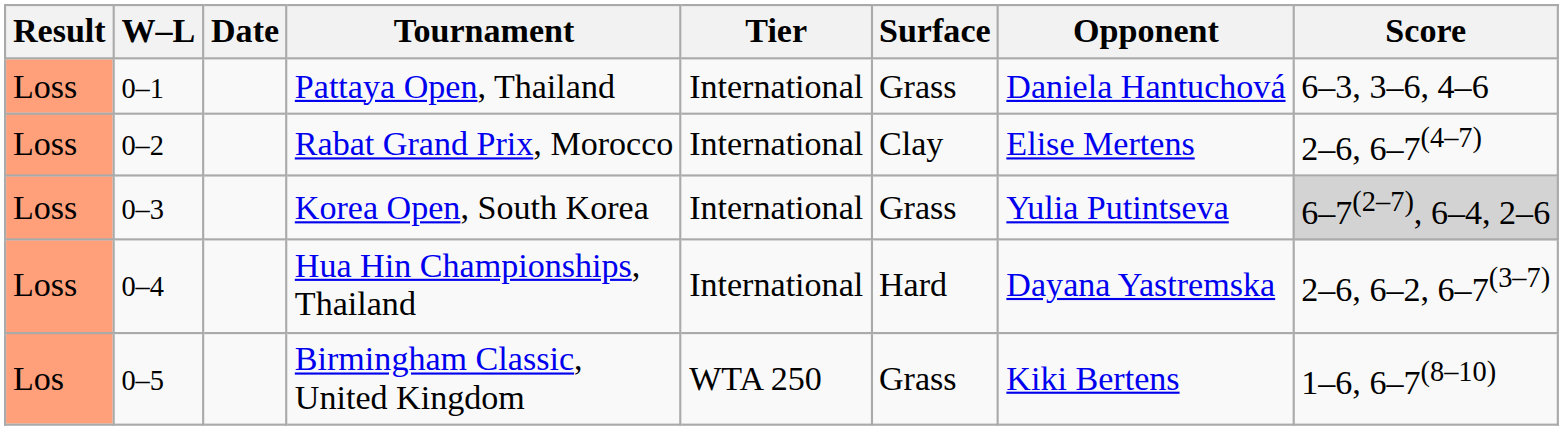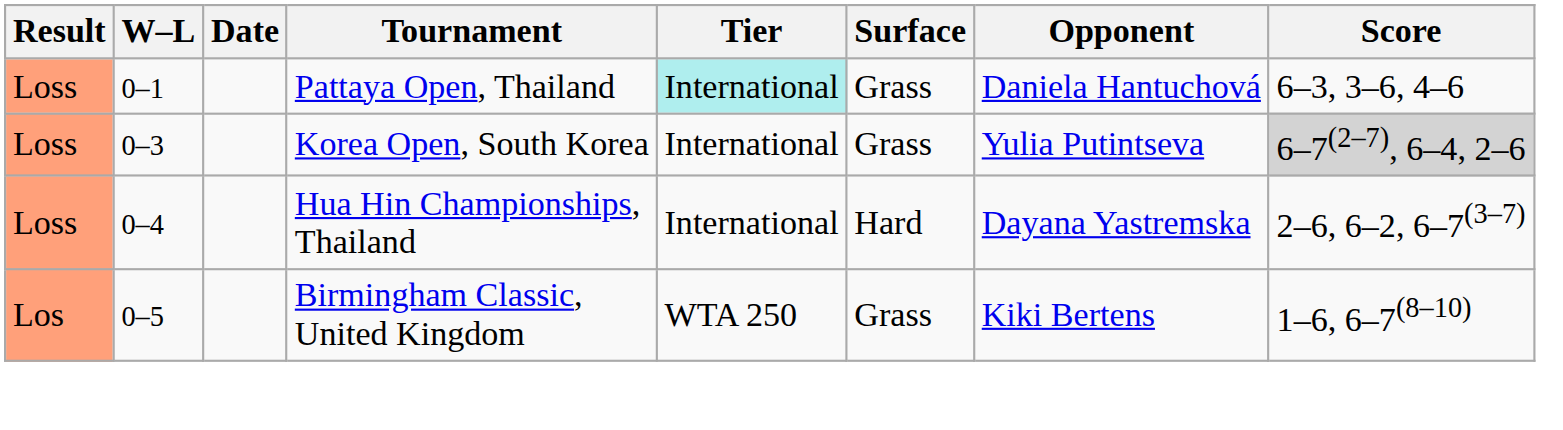(776, 85) no background -> (752, 85) paleturquoise background
- row: (484, 144)
